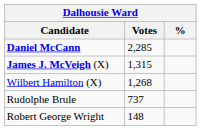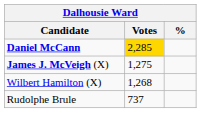(140, 47) no background -> (140, 47) gold background
(140, 64) 1,315 -> (140, 64) 1,275
- row: (55, 116)
